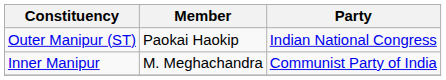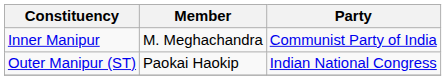rows swapped: (54, 63) <-> (72, 39)
